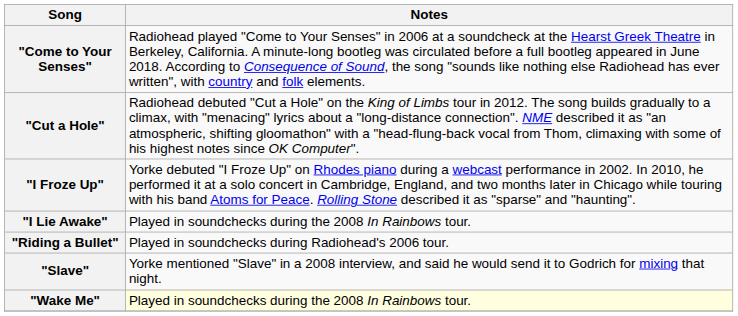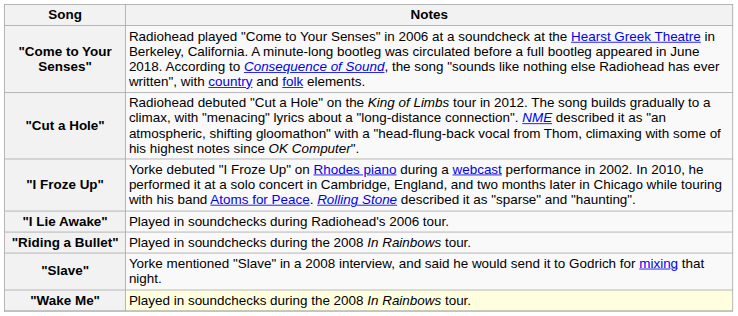(300, 221) Played in soundchecks during the 2008 In Rainbows tour. -> (289, 221) Played in soundchecks during Radiohead's 2006 tour.
(289, 242) Played in soundchecks during Radiohead's 2006 tour. -> (300, 242) Played in soundchecks during the 2008 In Rainbows tour.
